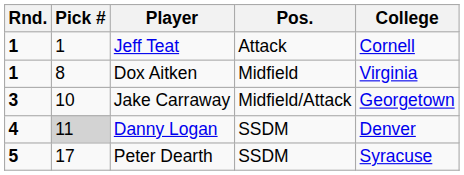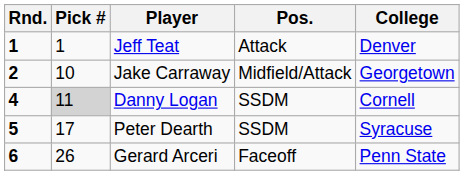(387, 45) Cornell -> (388, 45) Denver
- row: (156, 73)
(13, 101) 3 -> (13, 73) 2
(388, 128) Denver -> (387, 101) Cornell
+ row: (166, 156)
